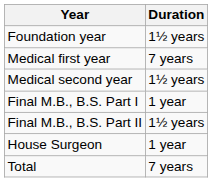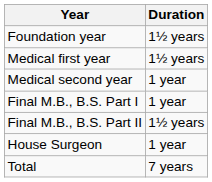(171, 58) 7 years -> (176, 58) 1½ years
(176, 79) 1½ years -> (167, 79) 1 year
